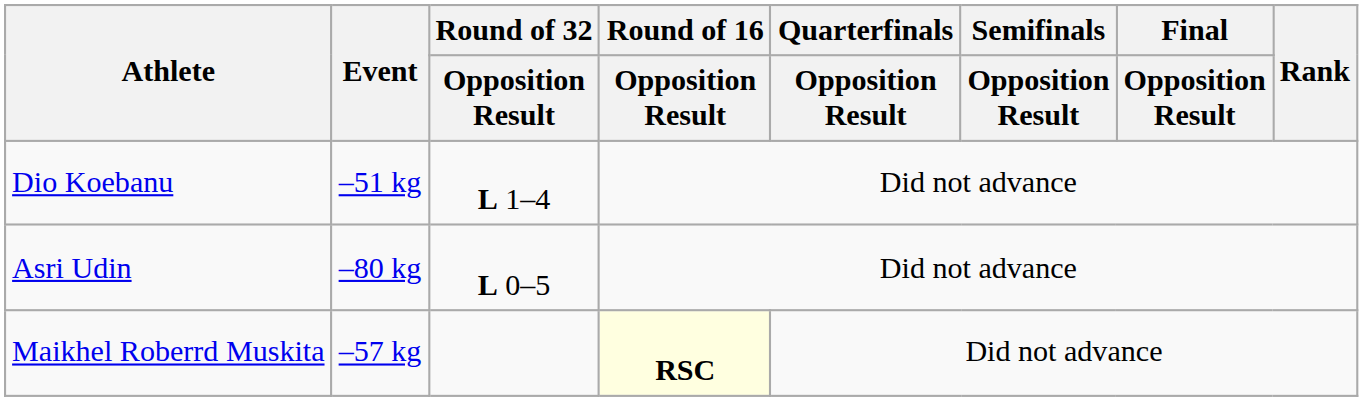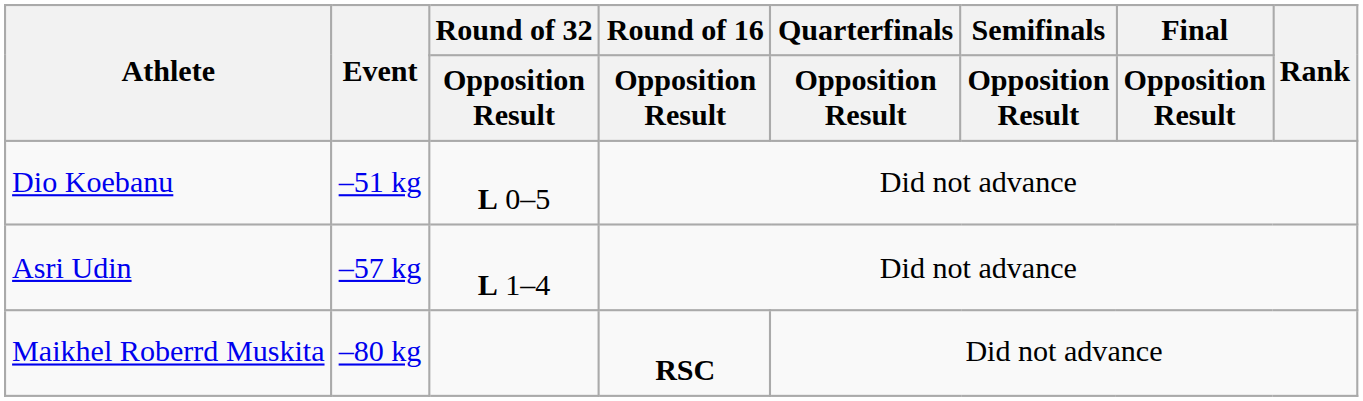(514, 200) L 1–4 -> (514, 200) L 0–5
(380, 267) –80 kg -> (380, 267) –57 kg
(514, 285) L 0–5 -> (514, 285) L 1–4
(380, 352) –57 kg -> (380, 352) –80 kg
(685, 370) lightyellow background -> (685, 370) no background
